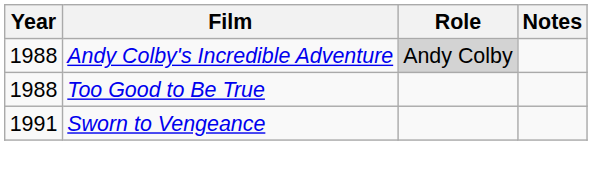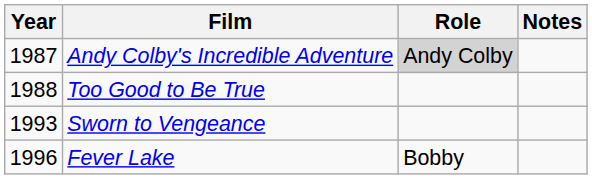(34, 56) 1988 -> (34, 56) 1987
(34, 124) 1991 -> (34, 124) 1993
+ row: (121, 158)
